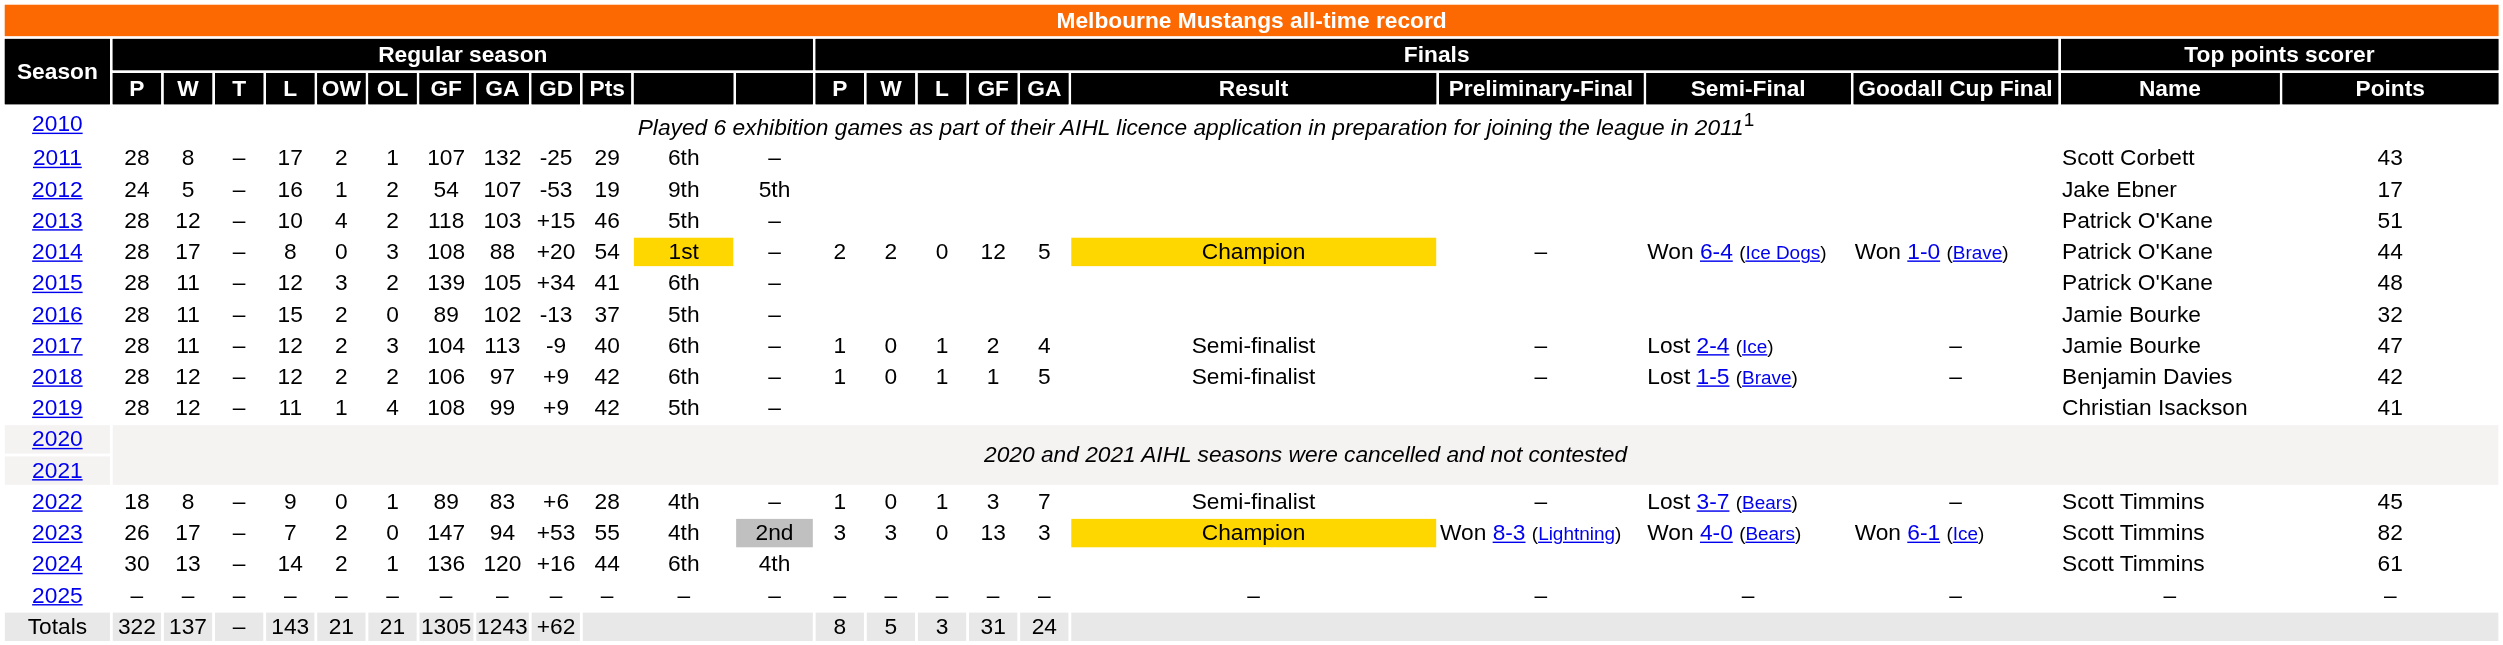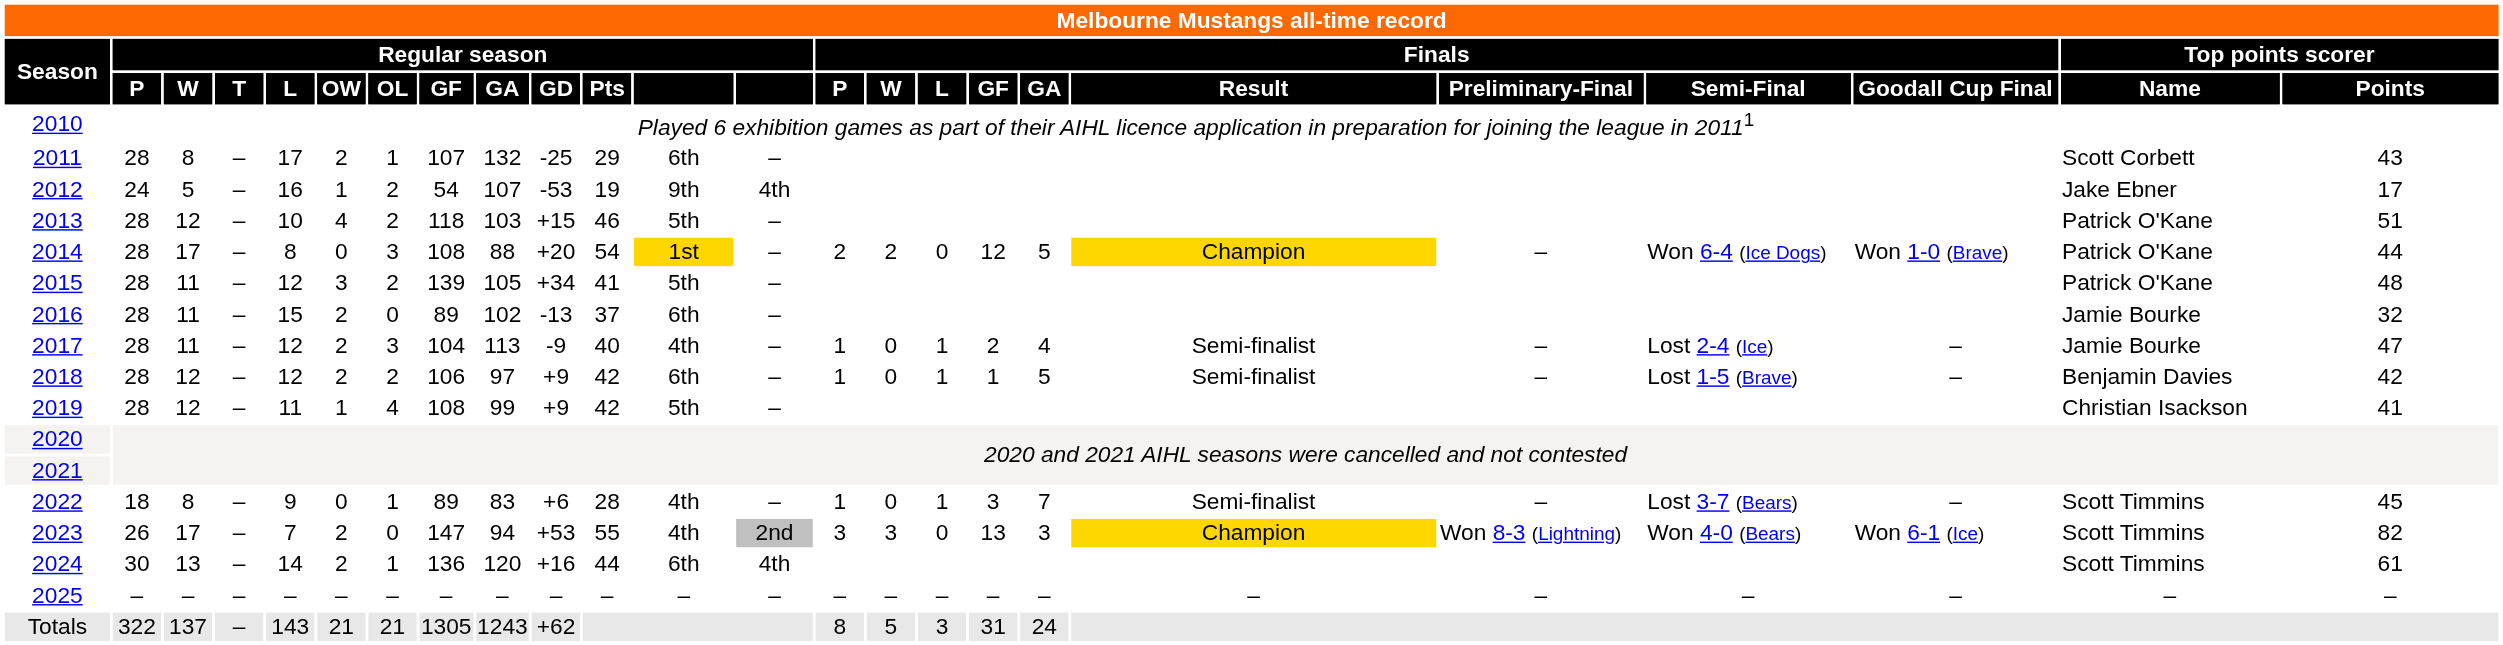(775, 189) 5th -> (775, 189) 4th
(684, 283) 6th -> (684, 283) 5th
(684, 314) 5th -> (684, 314) 6th
(684, 345) 6th -> (684, 345) 4th
